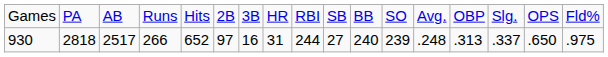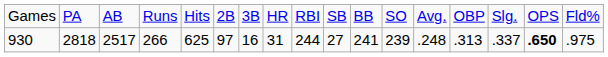(197, 39) 652 -> (197, 39) 625
(366, 39) 240 -> (366, 39) 241
(542, 39) normal -> (542, 39) bold
